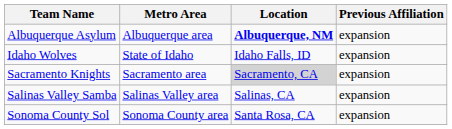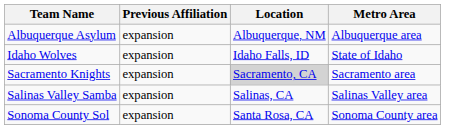columns swapped: (175, 14) <-> (391, 14)
(284, 34) bold -> (279, 34) normal
